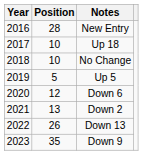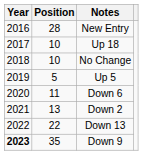(54, 93) 12 -> (54, 93) 11
(54, 126) 26 -> (54, 126) 22
(18, 142) normal -> (18, 142) bold
